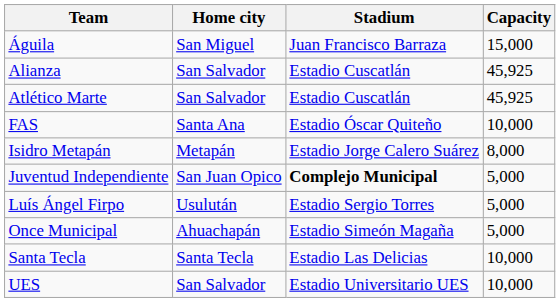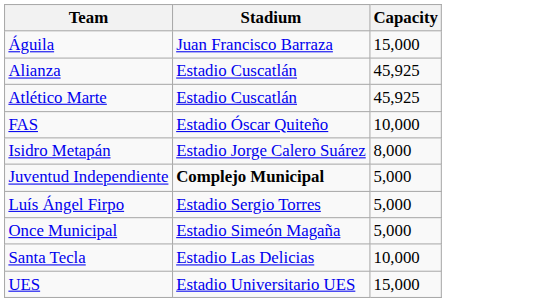- column: (229, 17)
(510, 284) 10,000 -> (397, 284) 15,000
